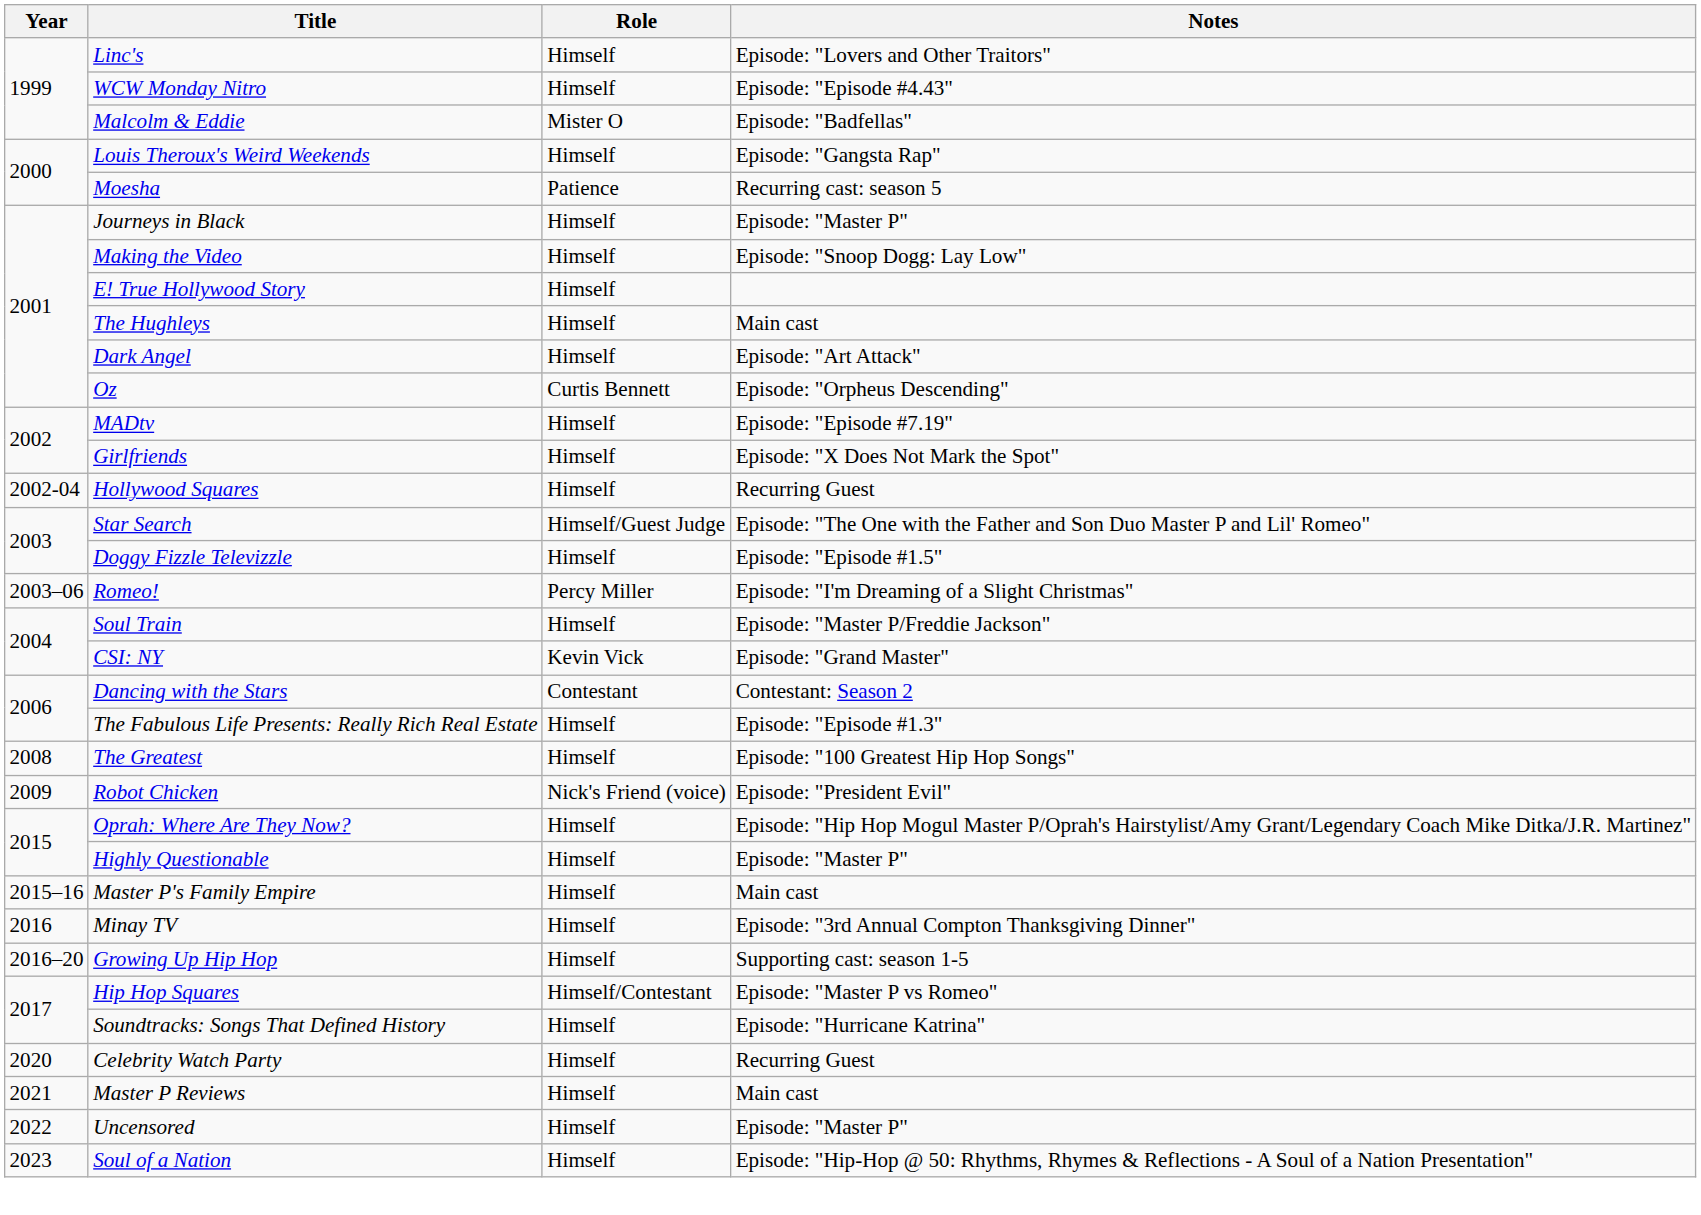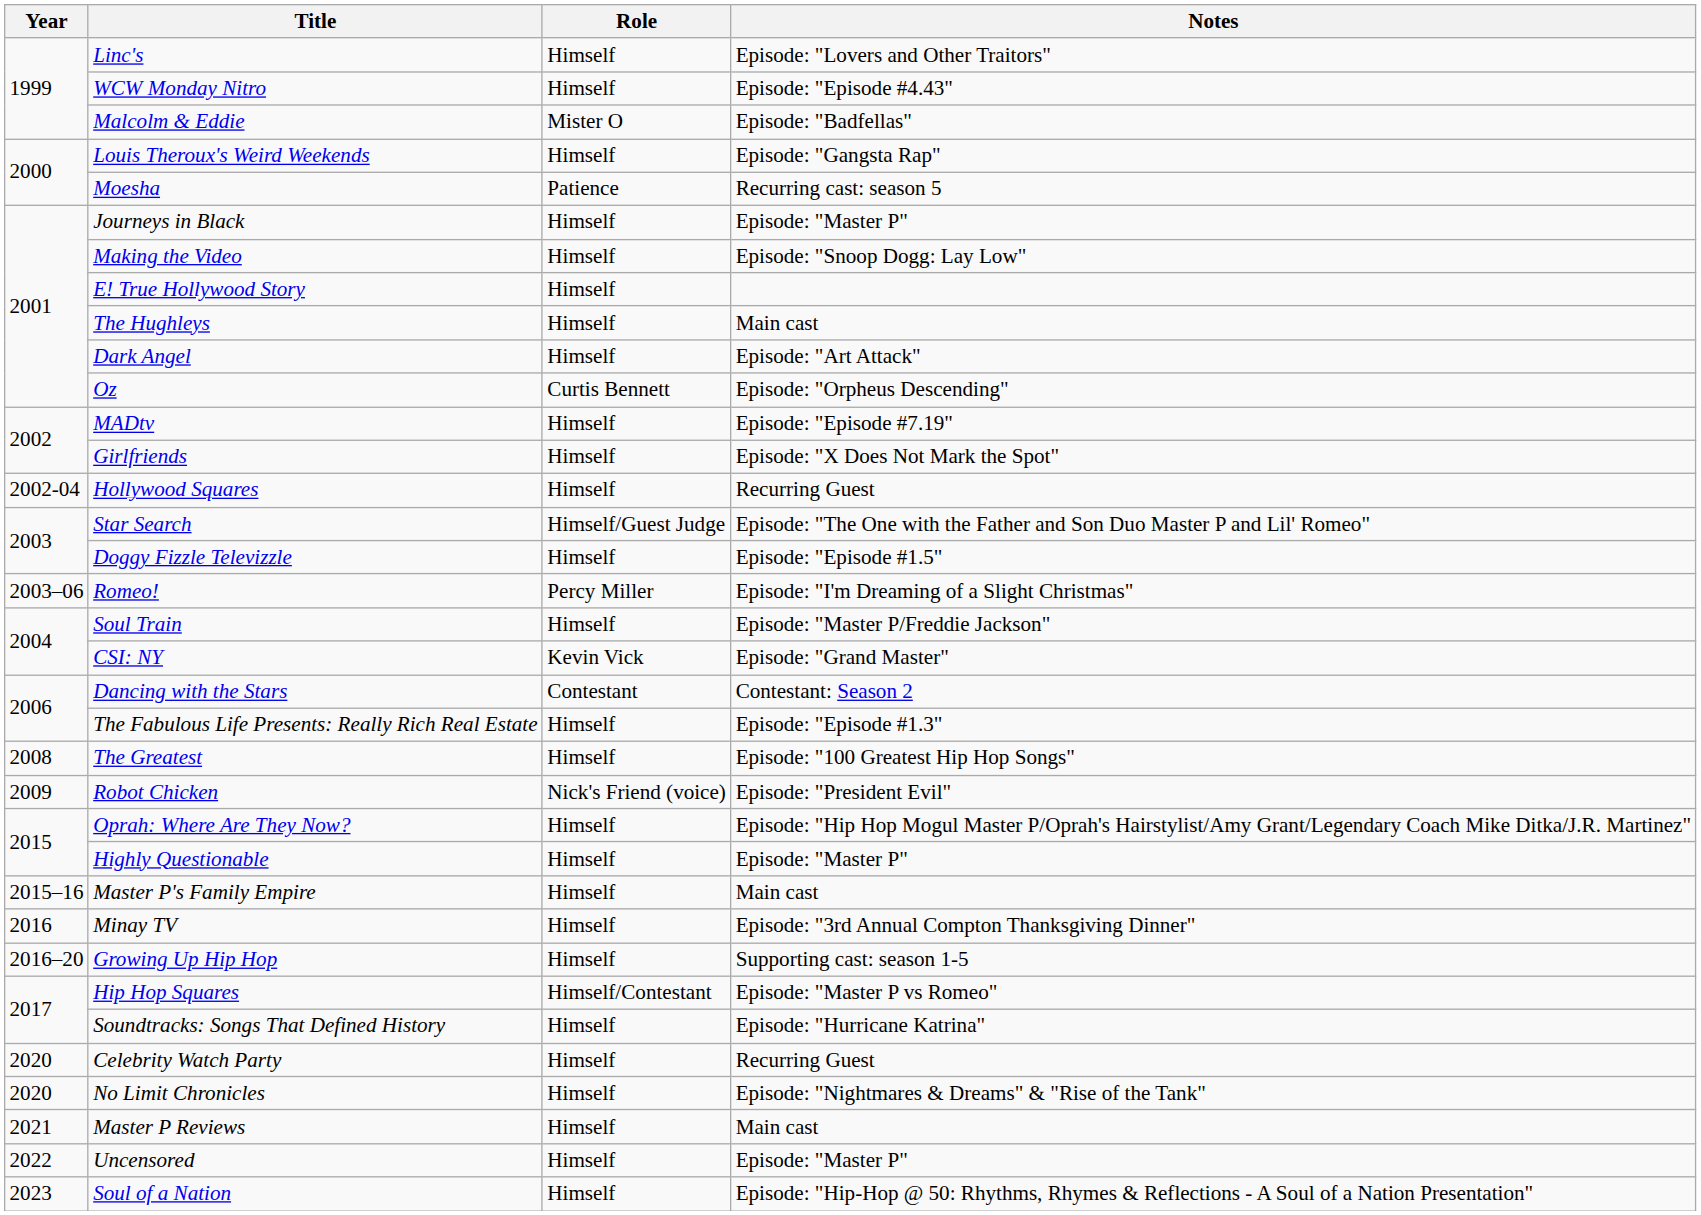+ row: (179, 1093)
